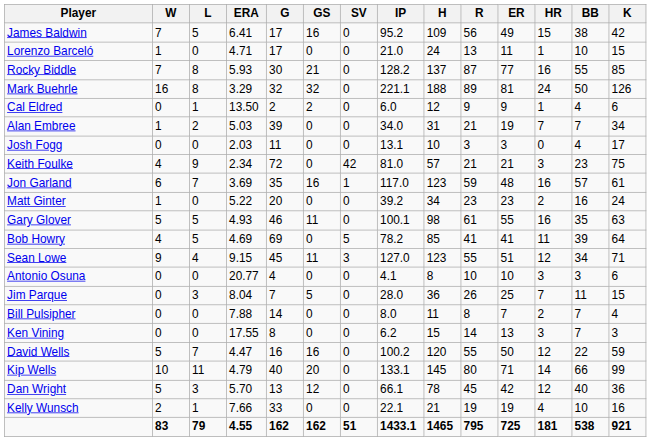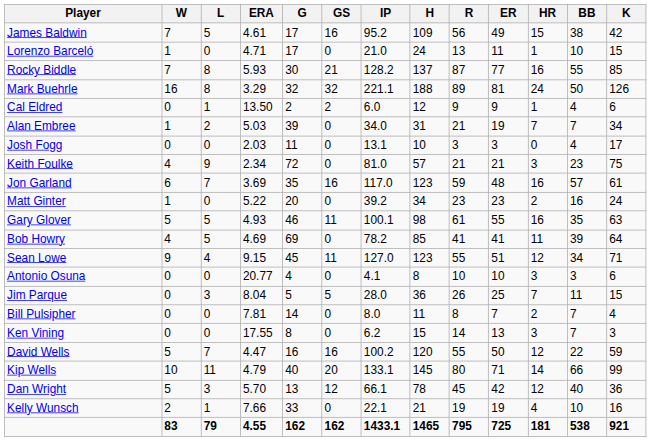- column: (359, 13)
(241, 32) 6.41 -> (254, 32) 4.61
(272, 295) 7 -> (289, 295) 5
(241, 314) 7.88 -> (254, 314) 7.81
